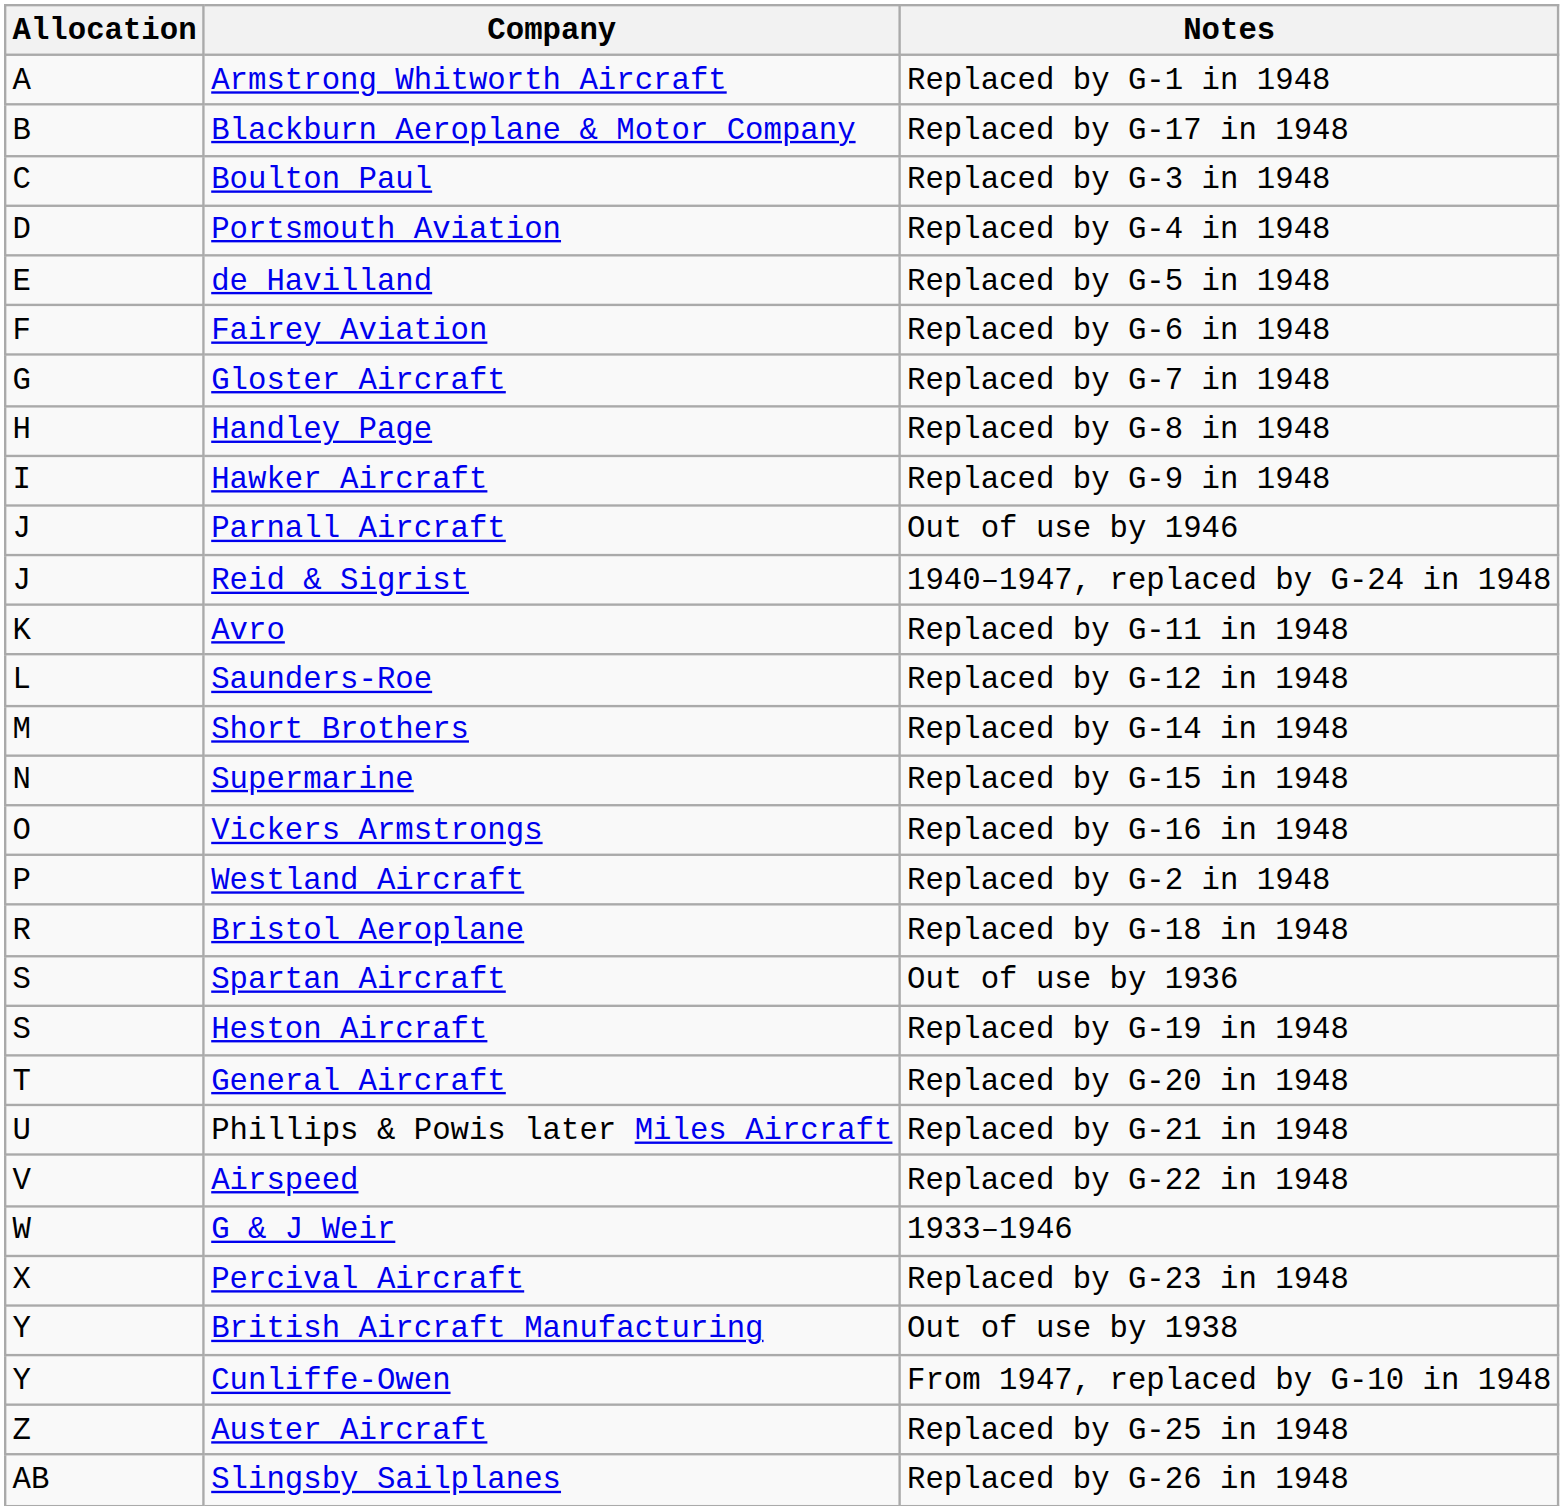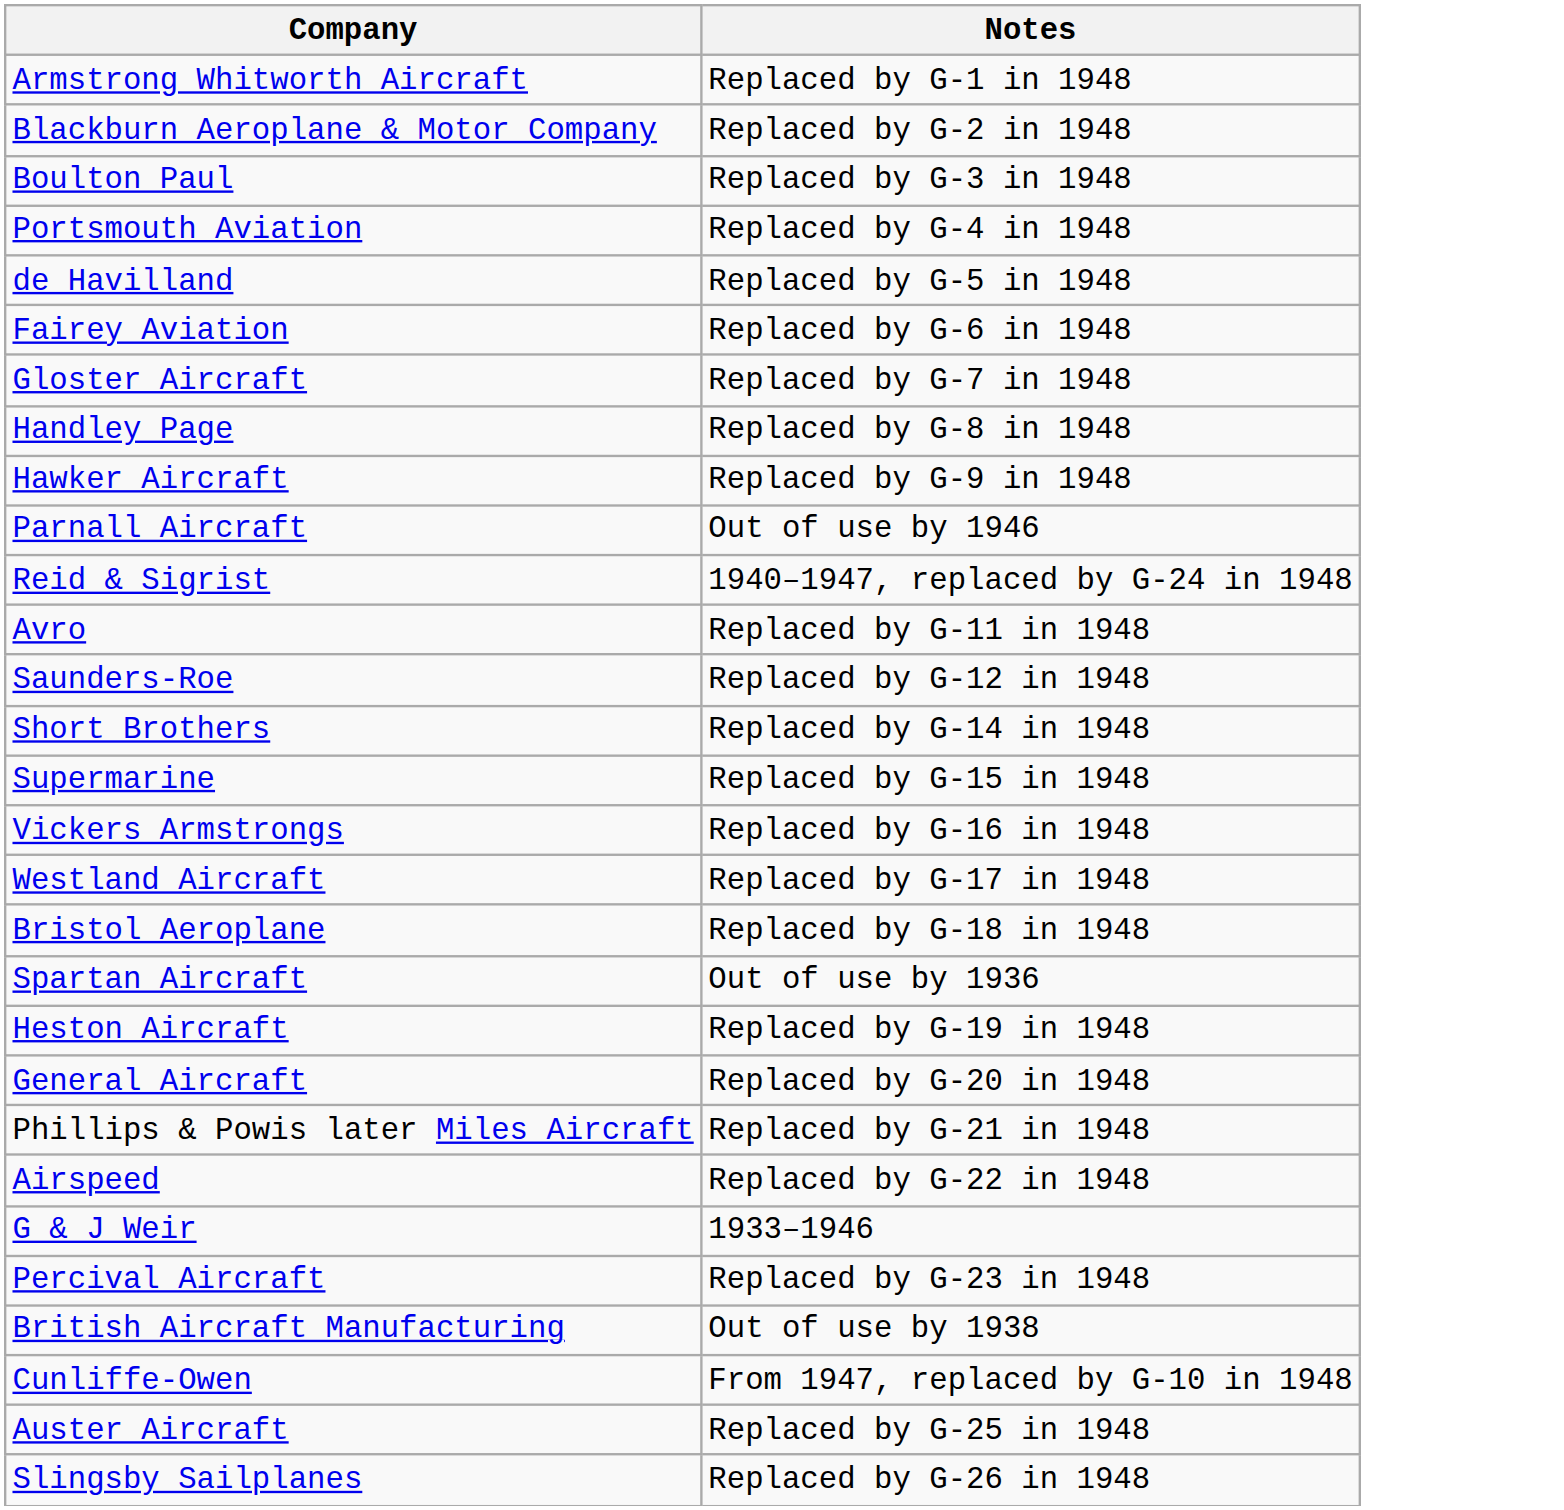- column: (105, 30)
(1128, 130) Replaced by G-17 in 1948 -> (920, 130) Replaced by G-2 in 1948
(1119, 880) Replaced by G-2 in 1948 -> (929, 880) Replaced by G-17 in 1948
